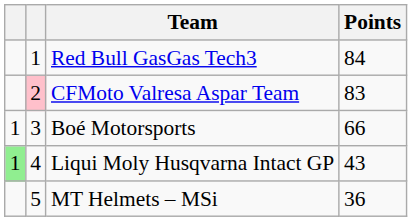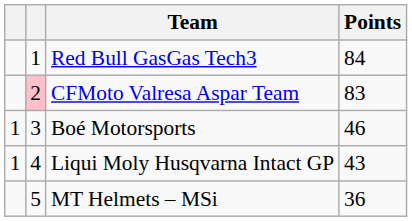(355, 128) 66 -> (355, 128) 46
(15, 163) lightgreen background -> (15, 163) no background
